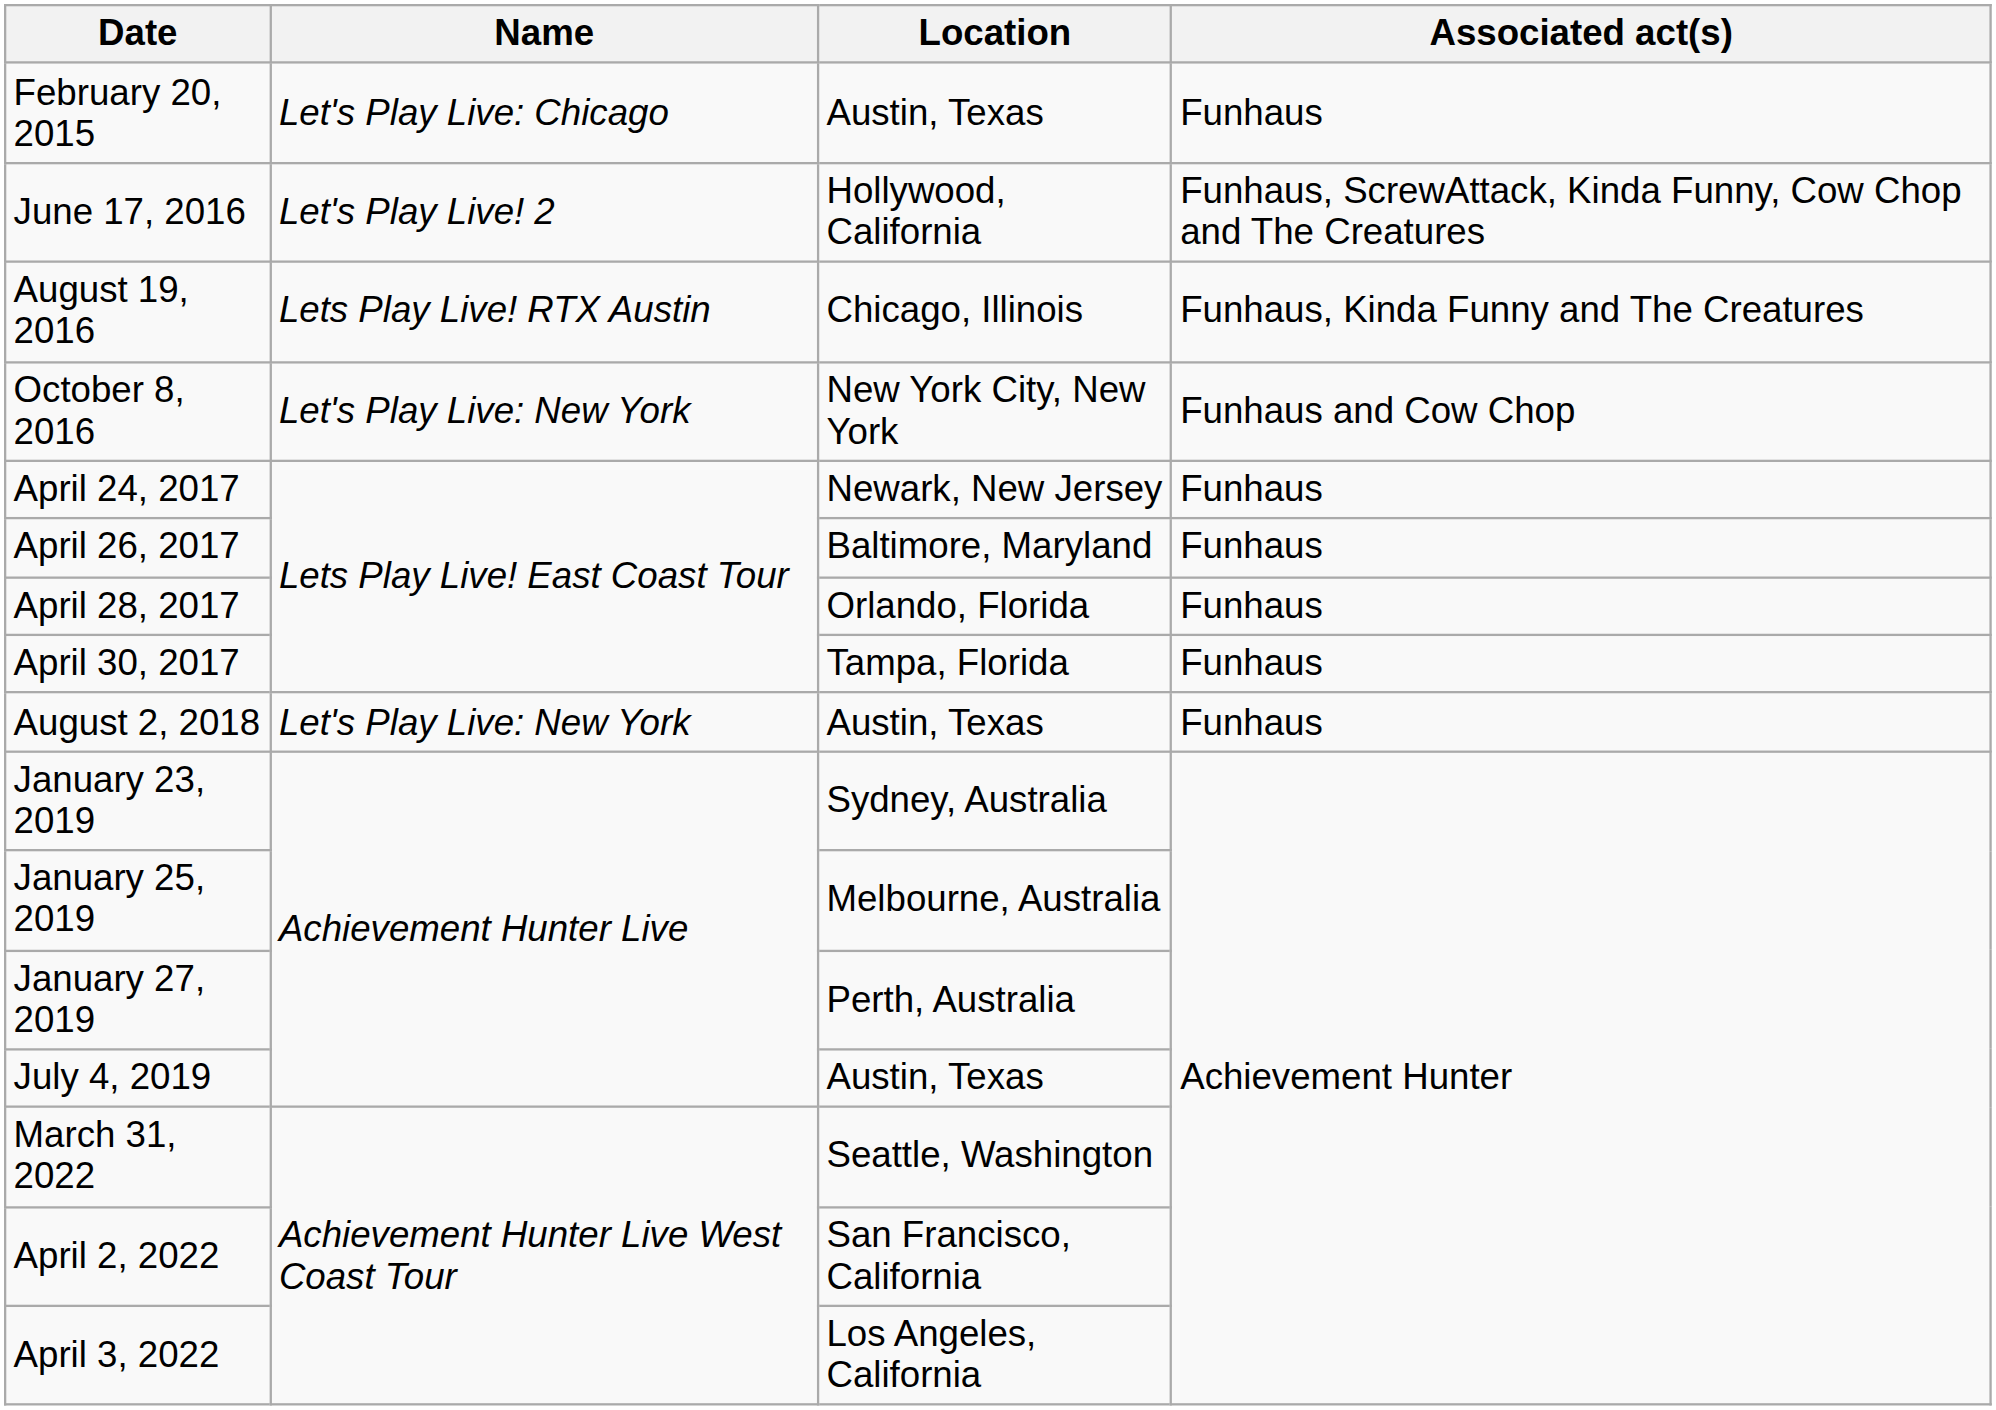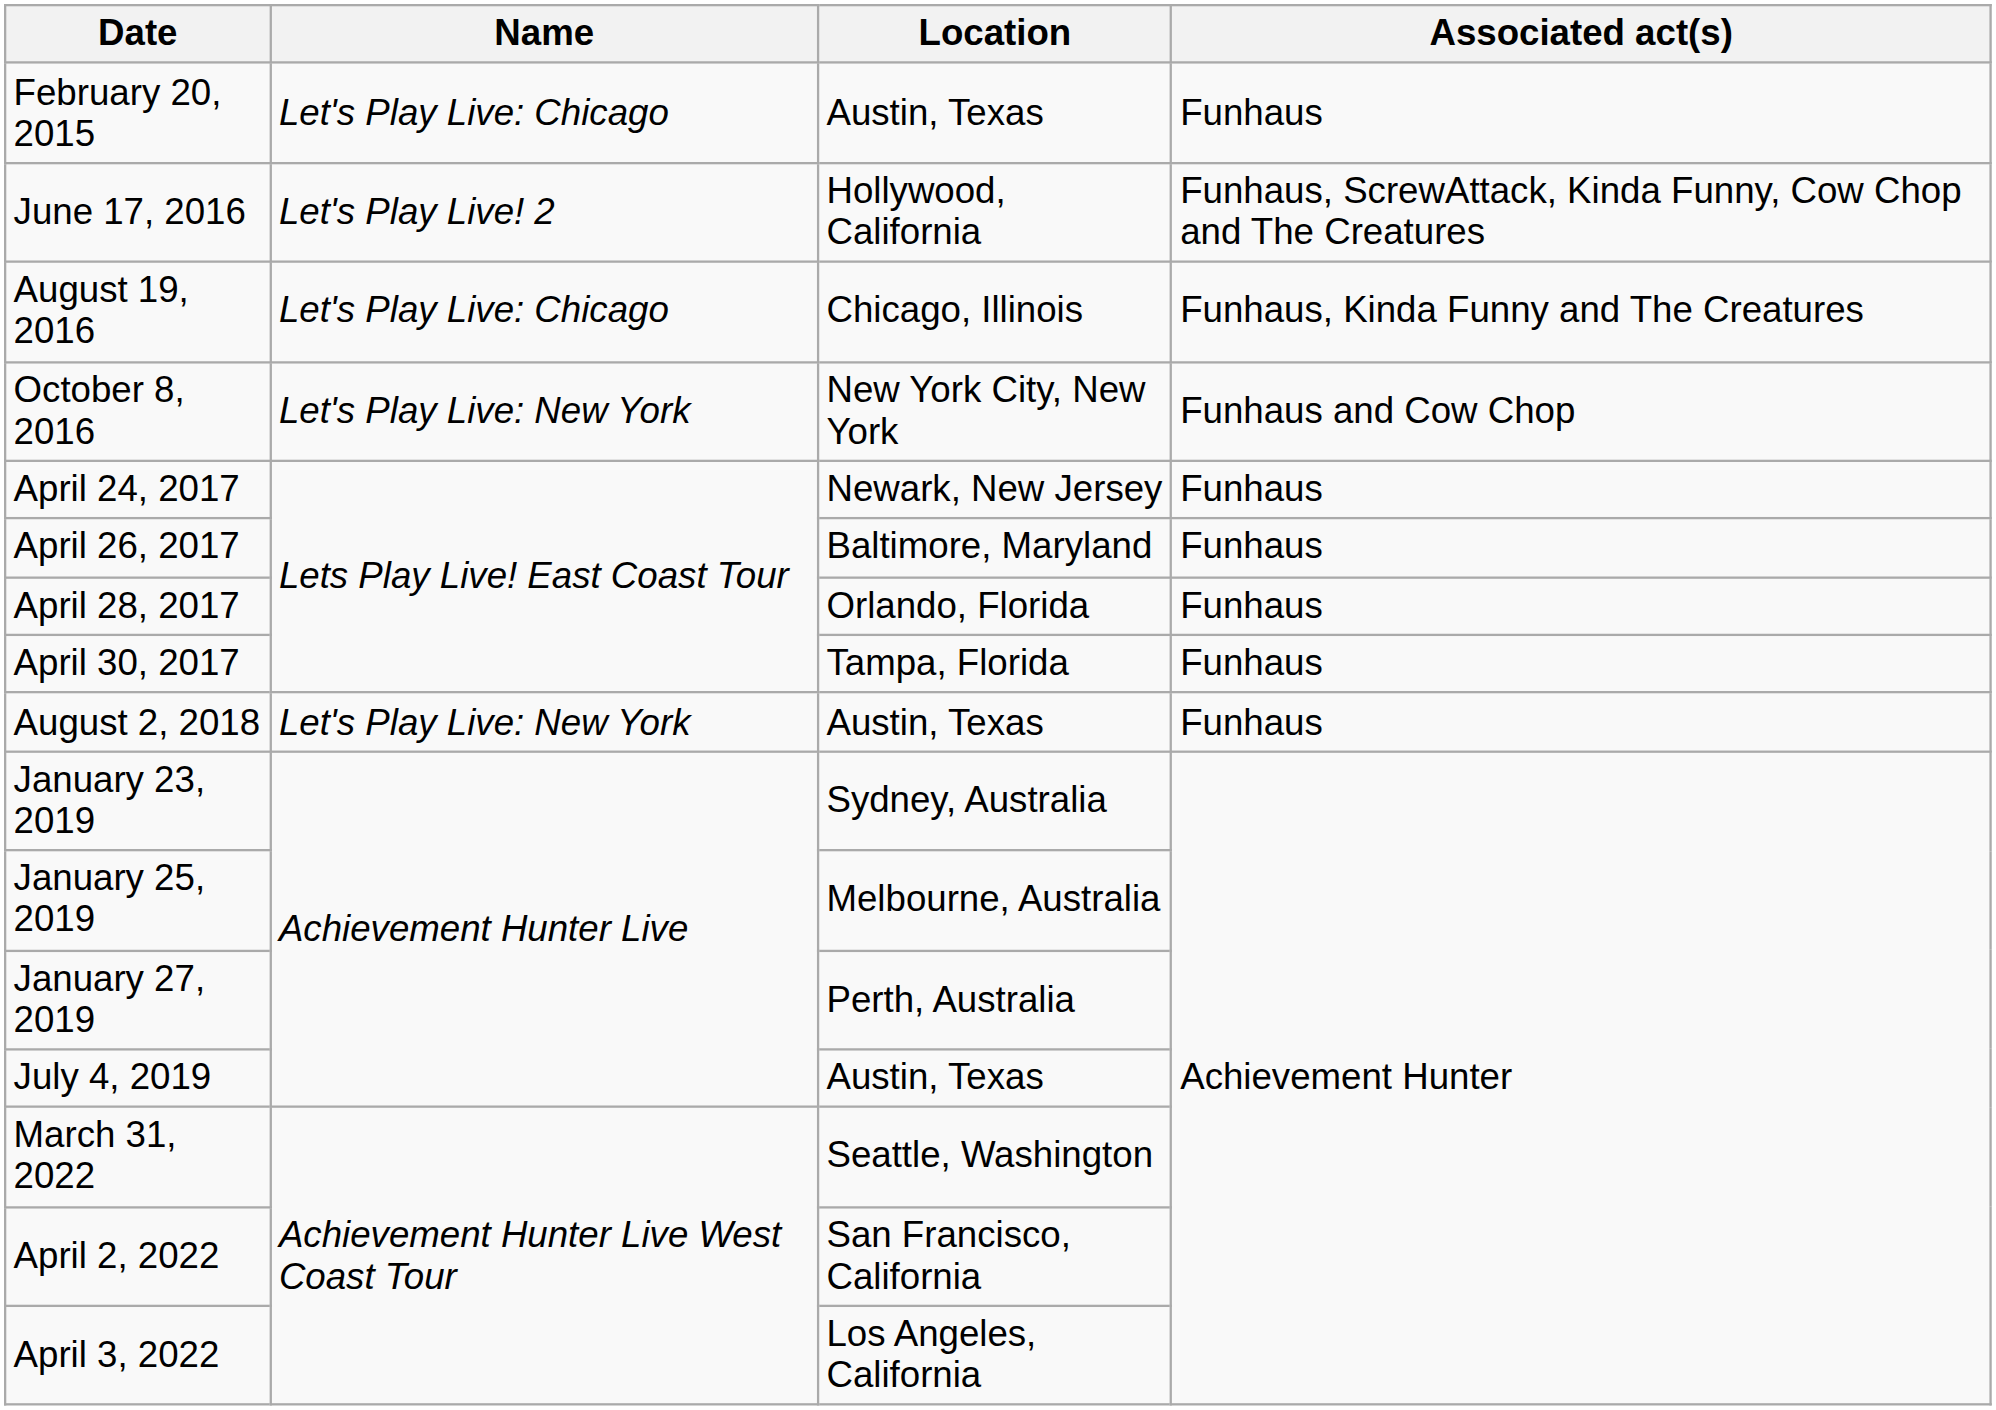(495, 310) Lets Play Live! RTX Austin -> (474, 310) Let's Play Live: Chicago
